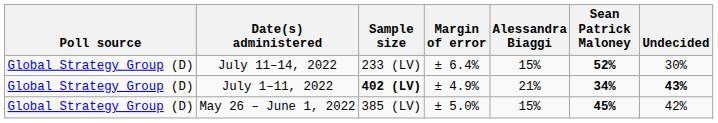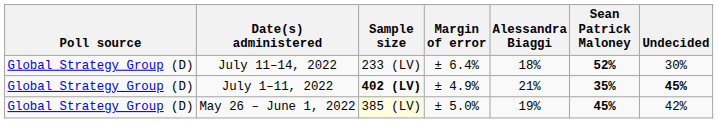(530, 65) 15% -> (530, 65) 18%
(605, 86) 34% -> (605, 86) 35%
(676, 86) 43% -> (676, 86) 45%
(391, 107) no background -> (391, 107) lightyellow background
(530, 107) 15% -> (530, 107) 19%
